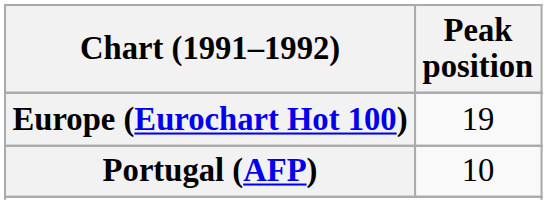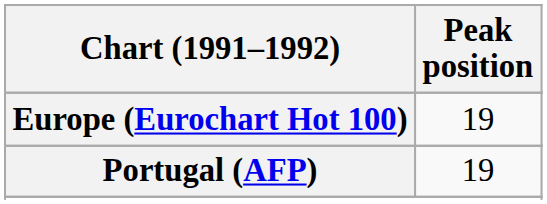(478, 170) 10 -> (478, 170) 19
